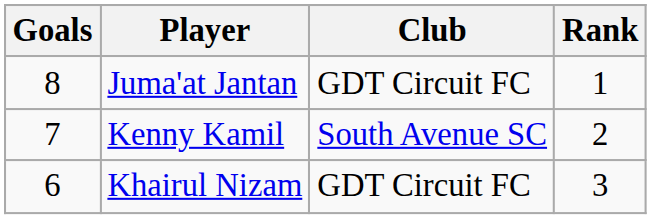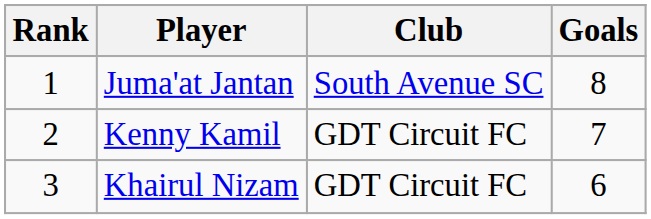columns swapped: (600, 30) <-> (52, 30)
(424, 82) GDT Circuit FC -> (429, 82) South Avenue SC
(432, 133) South Avenue SC -> (420, 133) GDT Circuit FC
